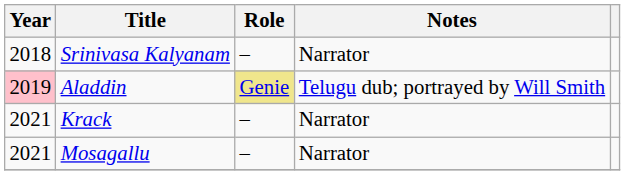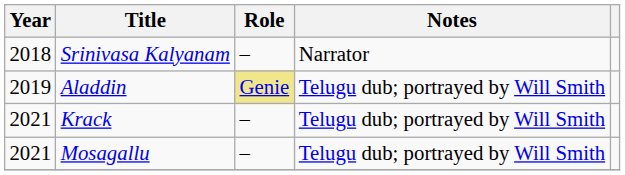(30, 86) pink background -> (30, 86) no background
(334, 119) Narrator -> (452, 119) Telugu dub; portrayed by Will Smith
(334, 152) Narrator -> (452, 152) Telugu dub; portrayed by Will Smith
